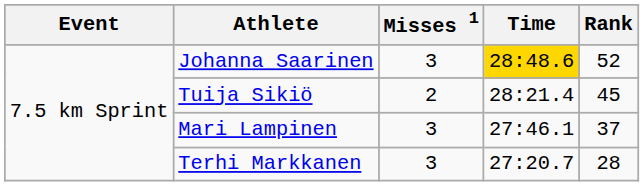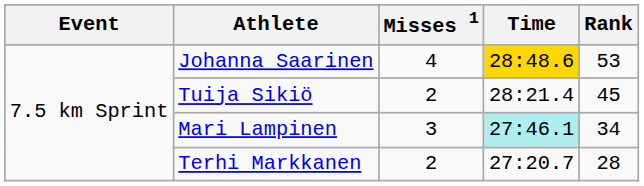(431, 61) 3 -> (431, 61) 4
(609, 61) 52 -> (609, 61) 53
(532, 129) no background -> (532, 129) paleturquoise background
(609, 129) 37 -> (609, 129) 34
(431, 163) 3 -> (431, 163) 2
